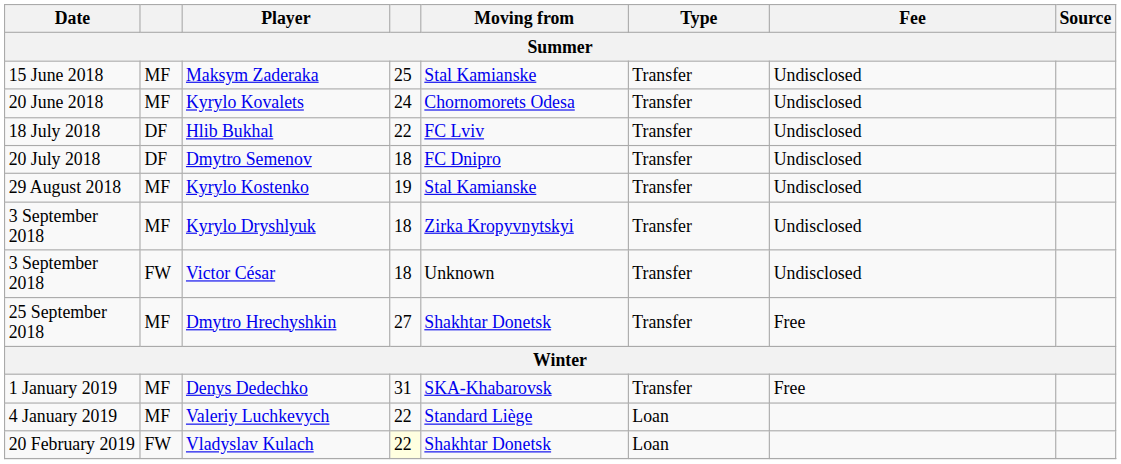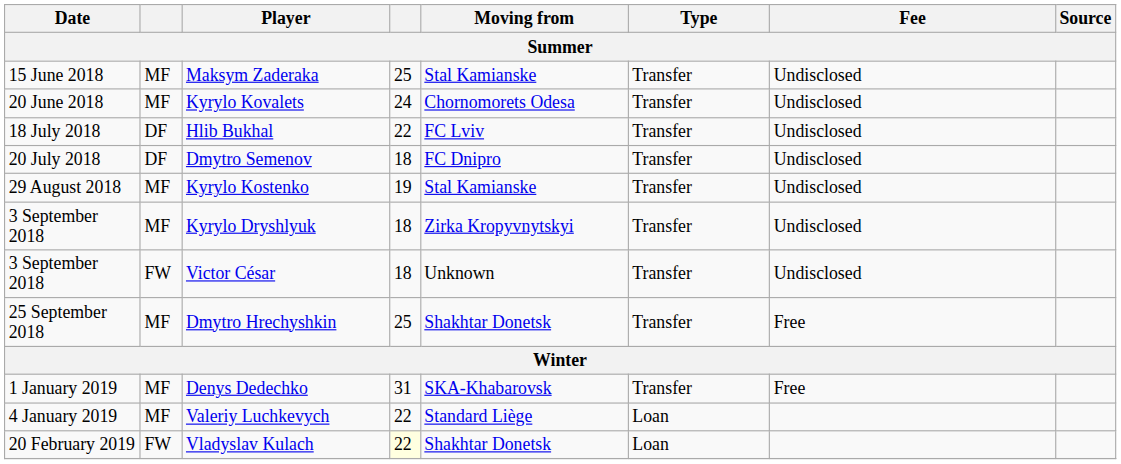(403, 322) 27 -> (403, 322) 25
